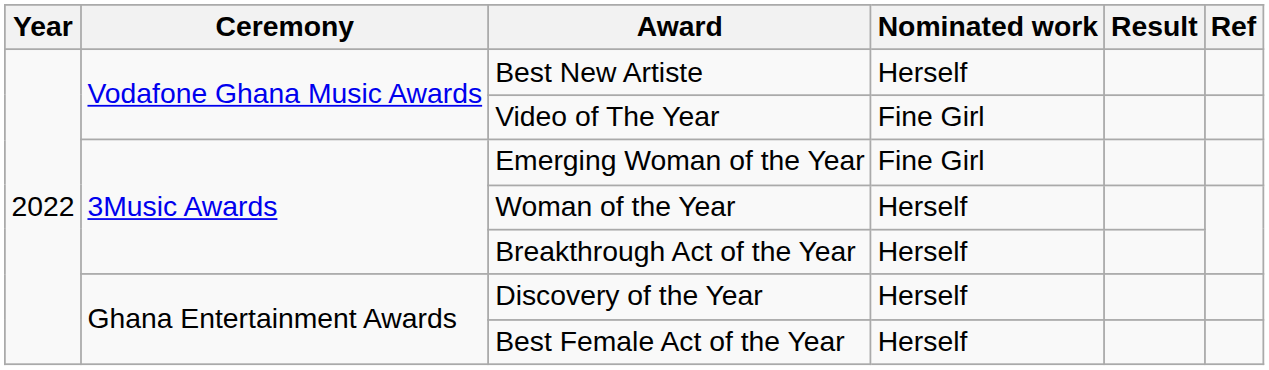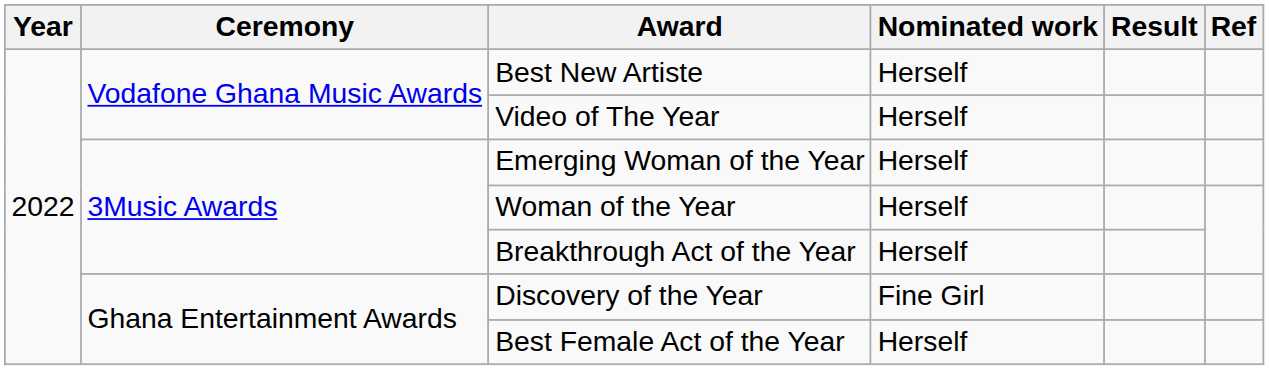(931, 116) Fine Girl -> (923, 116) Herself
(931, 161) Fine Girl -> (923, 161) Herself
(923, 296) Herself -> (931, 296) Fine Girl
